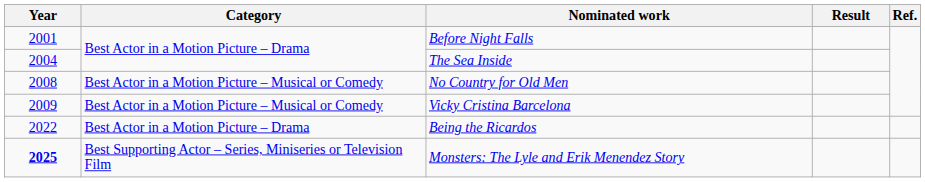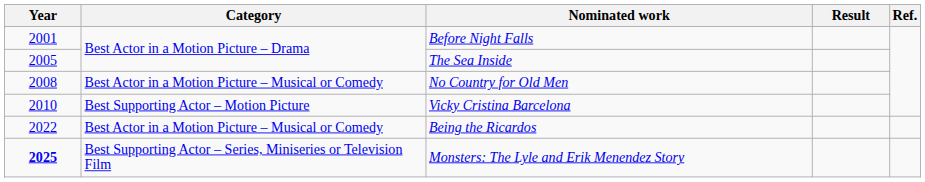(43, 60) 2004 -> (43, 60) 2005
(43, 104) 2009 -> (43, 104) 2010
(234, 104) Best Actor in a Motion Picture – Musical or Comedy -> (197, 104) Best Supporting Actor – Motion Picture
(197, 127) Best Actor in a Motion Picture – Drama -> (234, 127) Best Actor in a Motion Picture – Musical or Comedy
